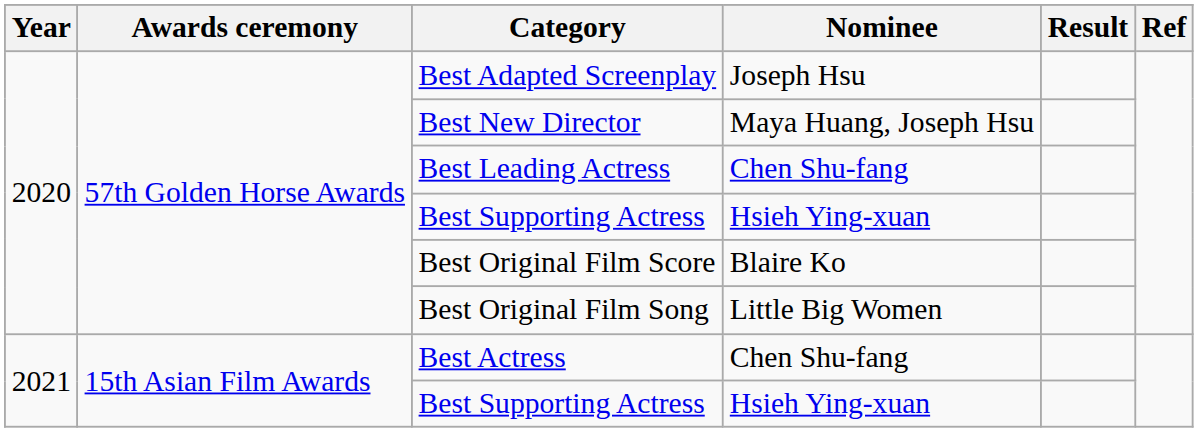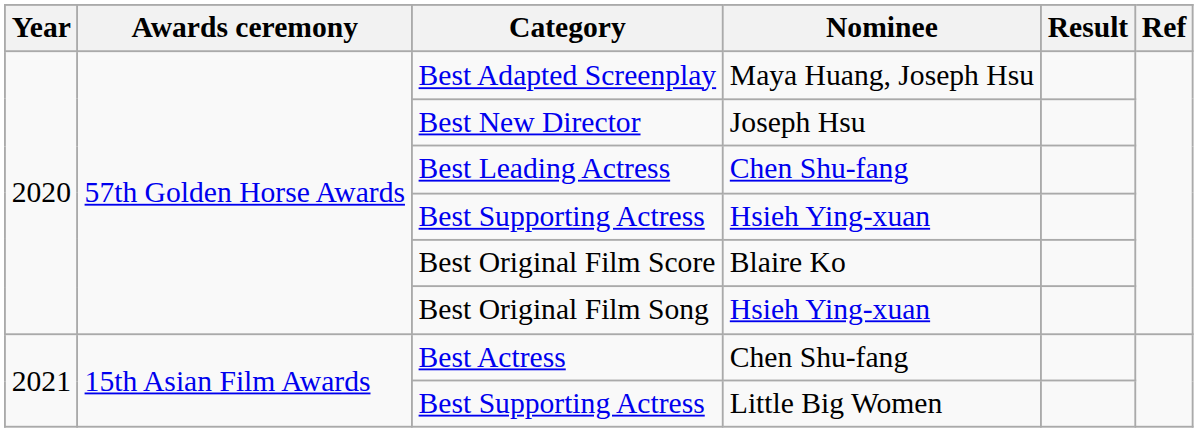(798, 74) Joseph Hsu -> (882, 74) Maya Huang, Joseph Hsu
(882, 121) Maya Huang, Joseph Hsu -> (798, 121) Joseph Hsu
(836, 309) Little Big Women -> (830, 309) Hsieh Ying-xuan
(830, 403) Hsieh Ying-xuan -> (836, 403) Little Big Women
